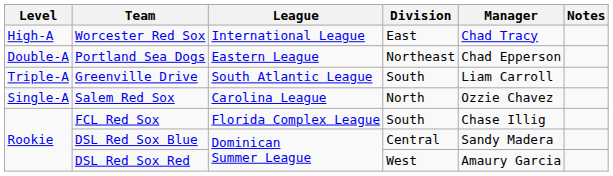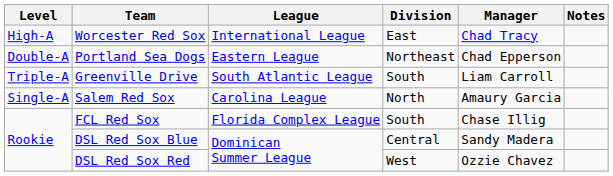(507, 98) Ozzie Chavez -> (511, 98) Amaury Garcia
(511, 160) Amaury Garcia -> (507, 160) Ozzie Chavez
